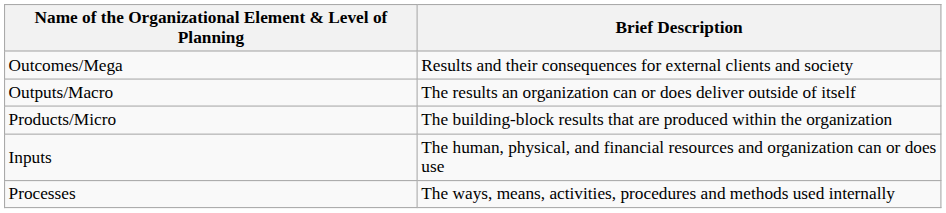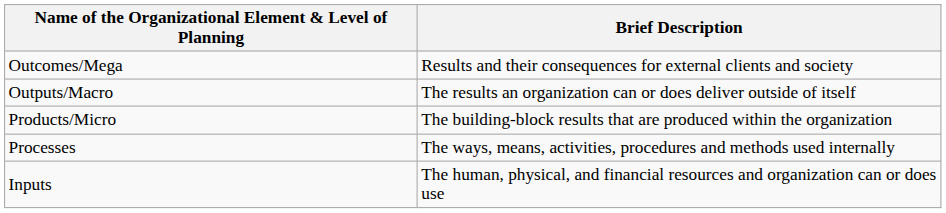rows swapped: (42, 194) <-> (30, 156)
